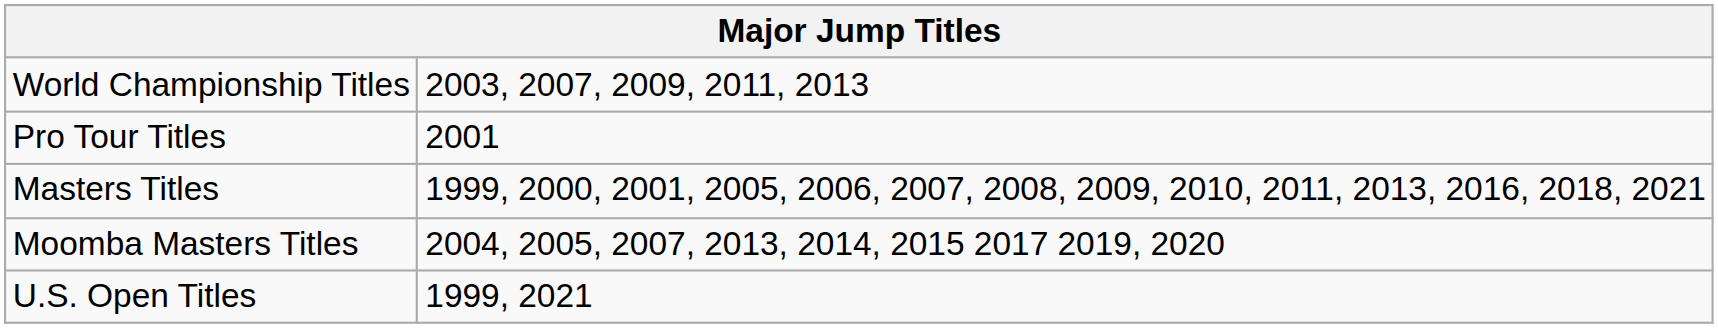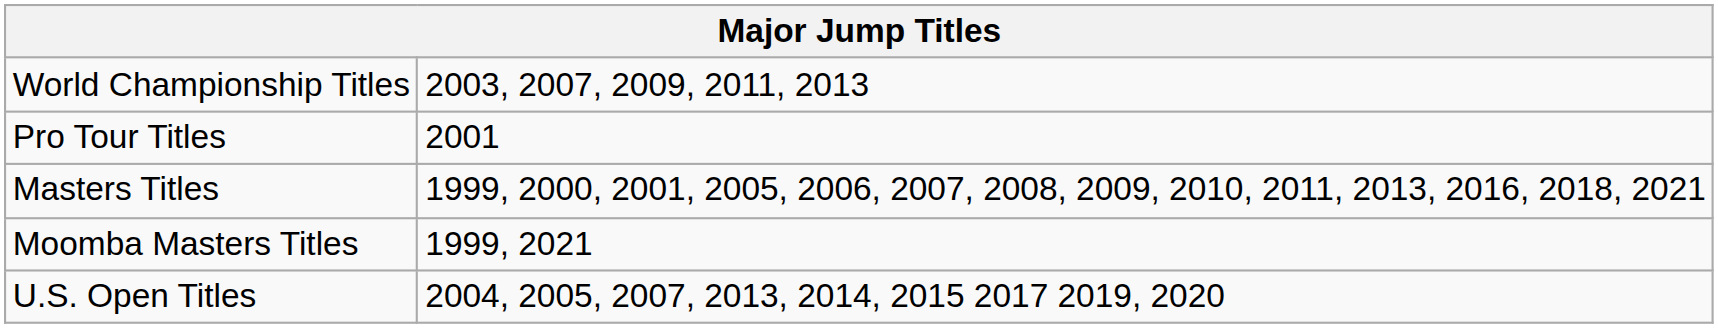(825, 243) 2004, 2005, 2007, 2013, 2014, 2015 2017 2019, 2020 -> (509, 243) 1999, 2021
(509, 296) 1999, 2021 -> (825, 296) 2004, 2005, 2007, 2013, 2014, 2015 2017 2019, 2020
